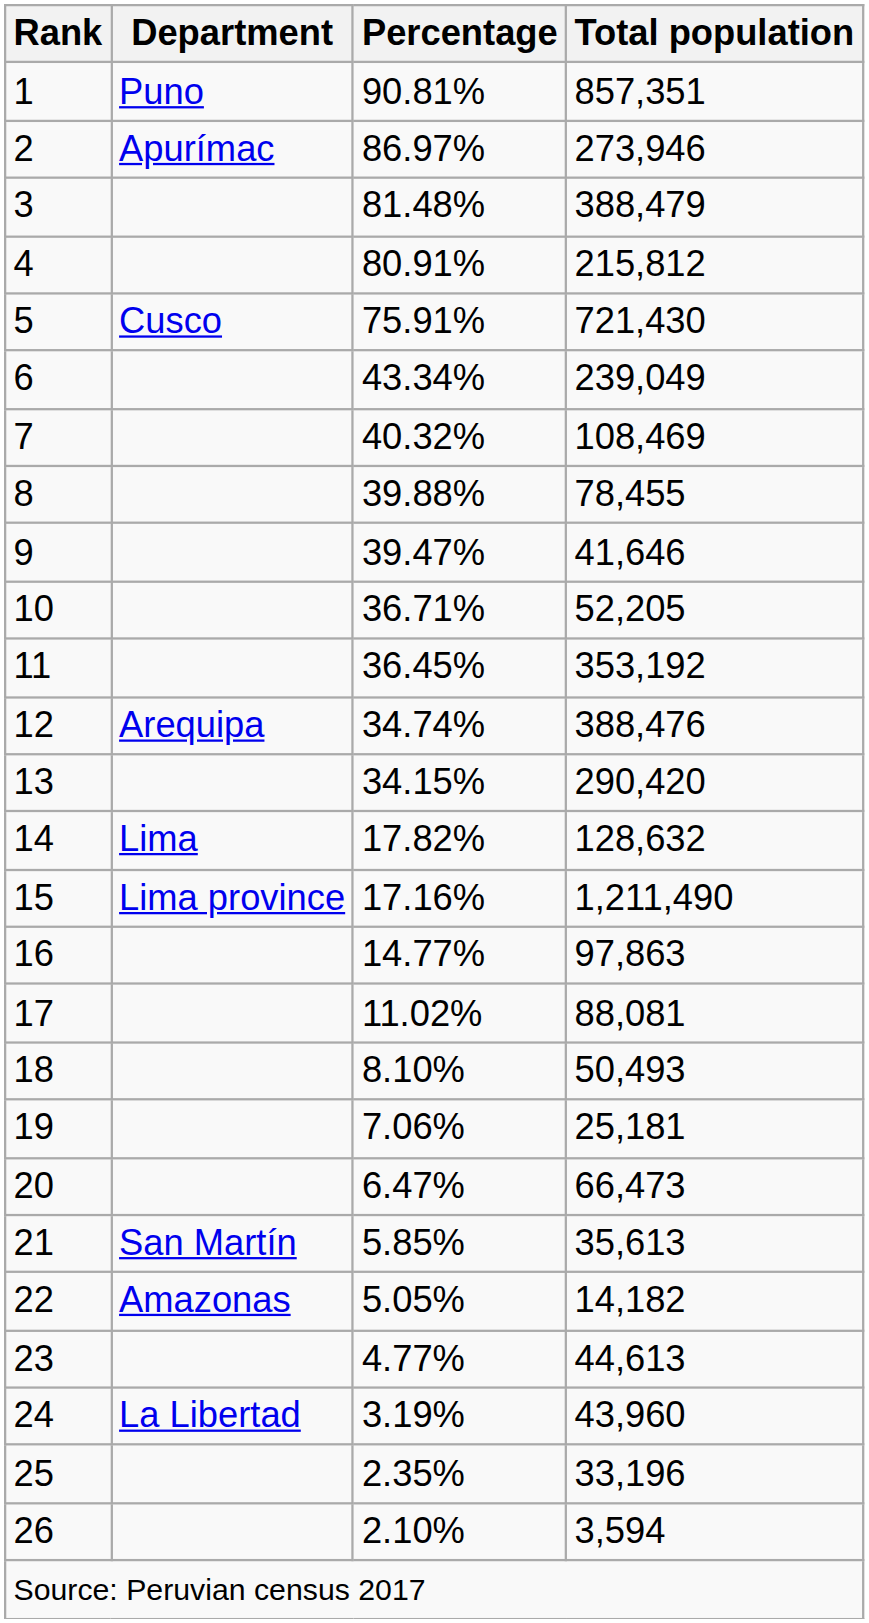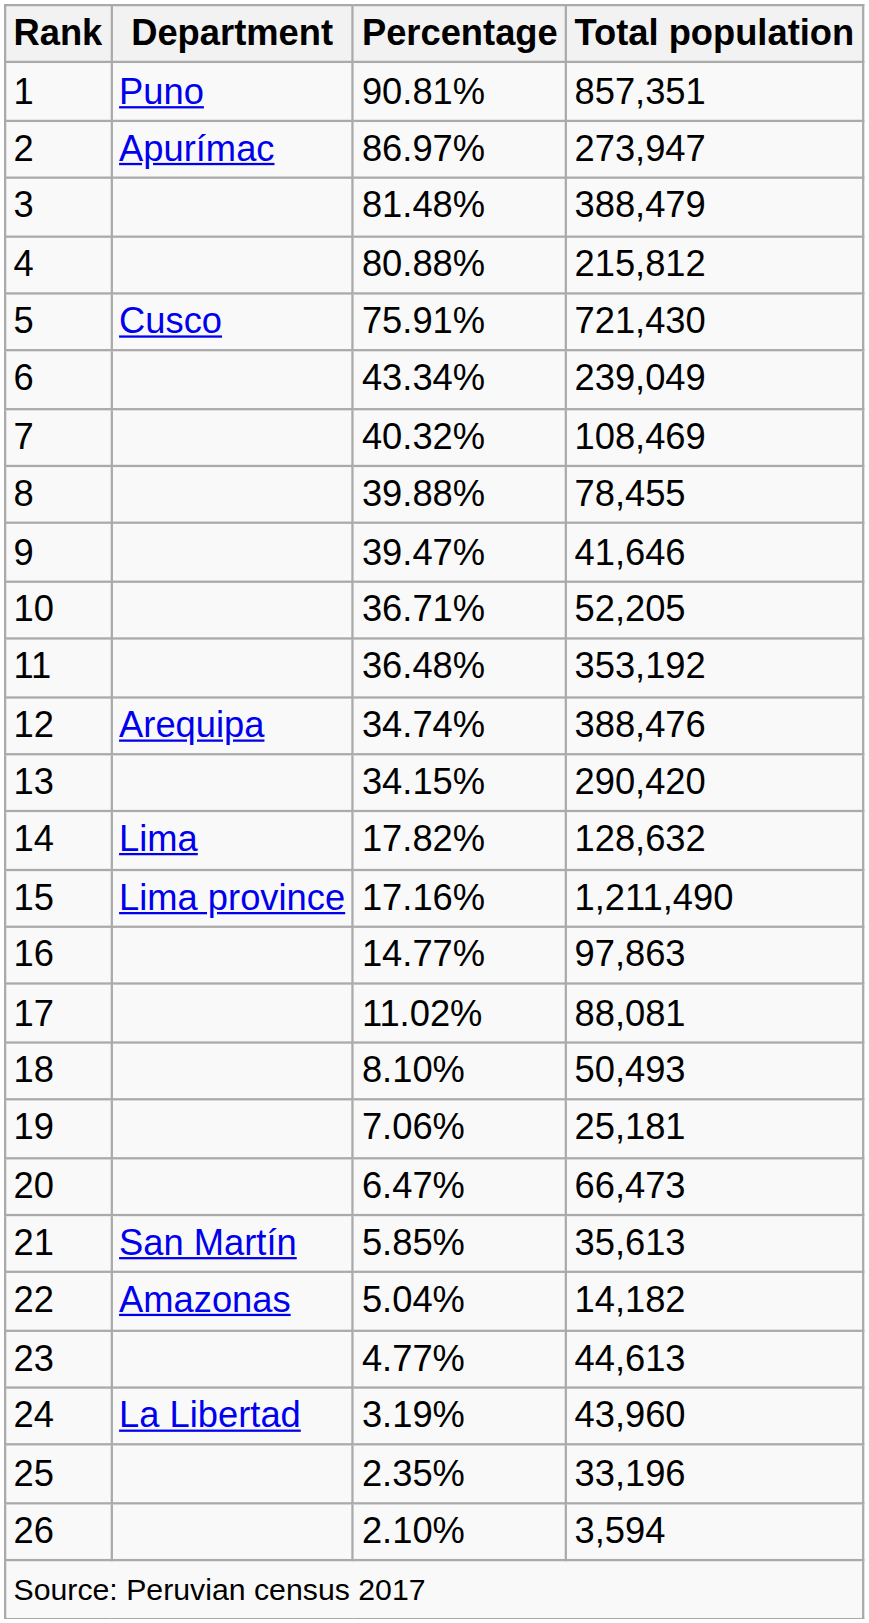(640, 148) 273,946 -> (640, 148) 273,947
(424, 263) 80.91% -> (424, 263) 80.88%
(424, 666) 36.45% -> (424, 666) 36.48%
(413, 1300) 5.05% -> (413, 1300) 5.04%
